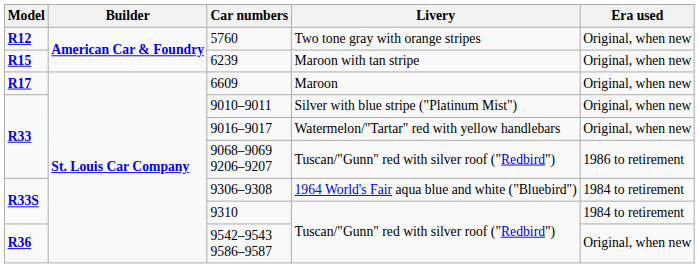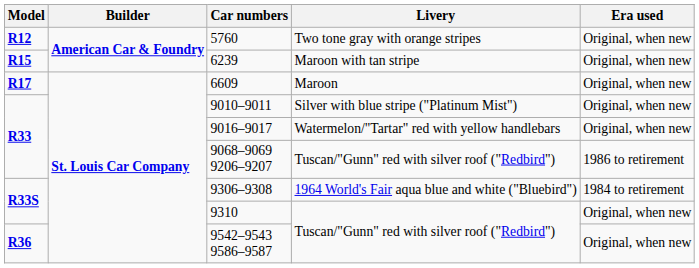(634, 212) 1984 to retirement -> (637, 212) Original, when new
